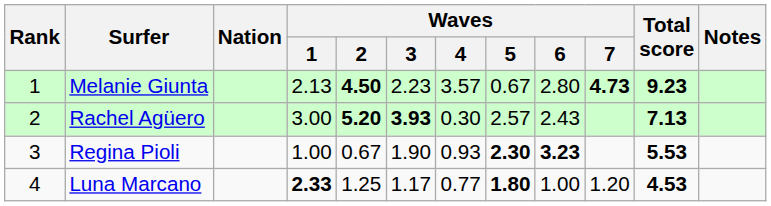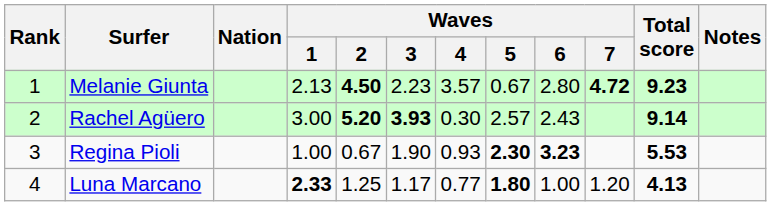(610, 86) 4.73 -> (610, 86) 4.72
(667, 119) 7.13 -> (667, 119) 9.14
(667, 184) 4.53 -> (667, 184) 4.13
